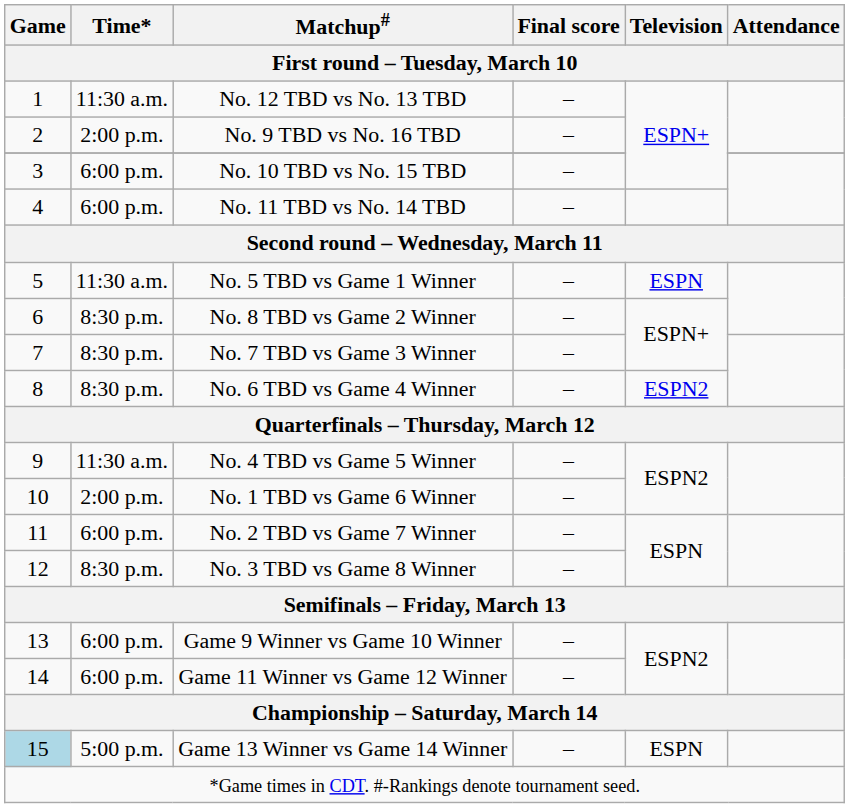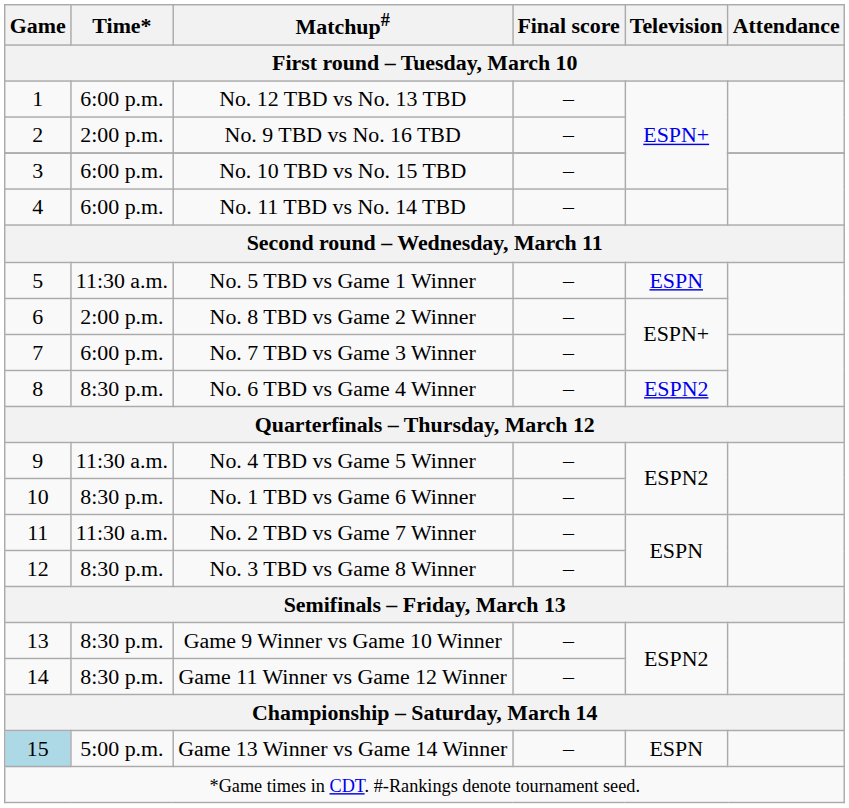(122, 99) 11:30 a.m. -> (122, 99) 6:00 p.m.
(122, 315) 8:30 p.m. -> (122, 315) 2:00 p.m.
(122, 351) 8:30 p.m. -> (122, 351) 6:00 p.m.
(122, 496) 2:00 p.m. -> (122, 496) 8:30 p.m.
(122, 532) 6:00 p.m. -> (122, 532) 11:30 a.m.
(122, 640) 6:00 p.m. -> (122, 640) 8:30 p.m.
(122, 676) 6:00 p.m. -> (122, 676) 8:30 p.m.
